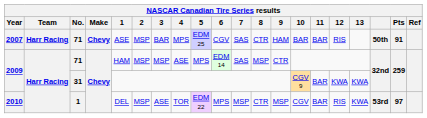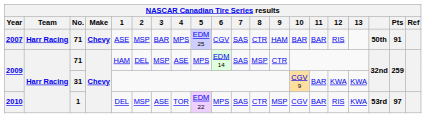(142, 60) MSP -> (142, 60) DEL
(241, 102) MSP -> (240, 102) SAS
